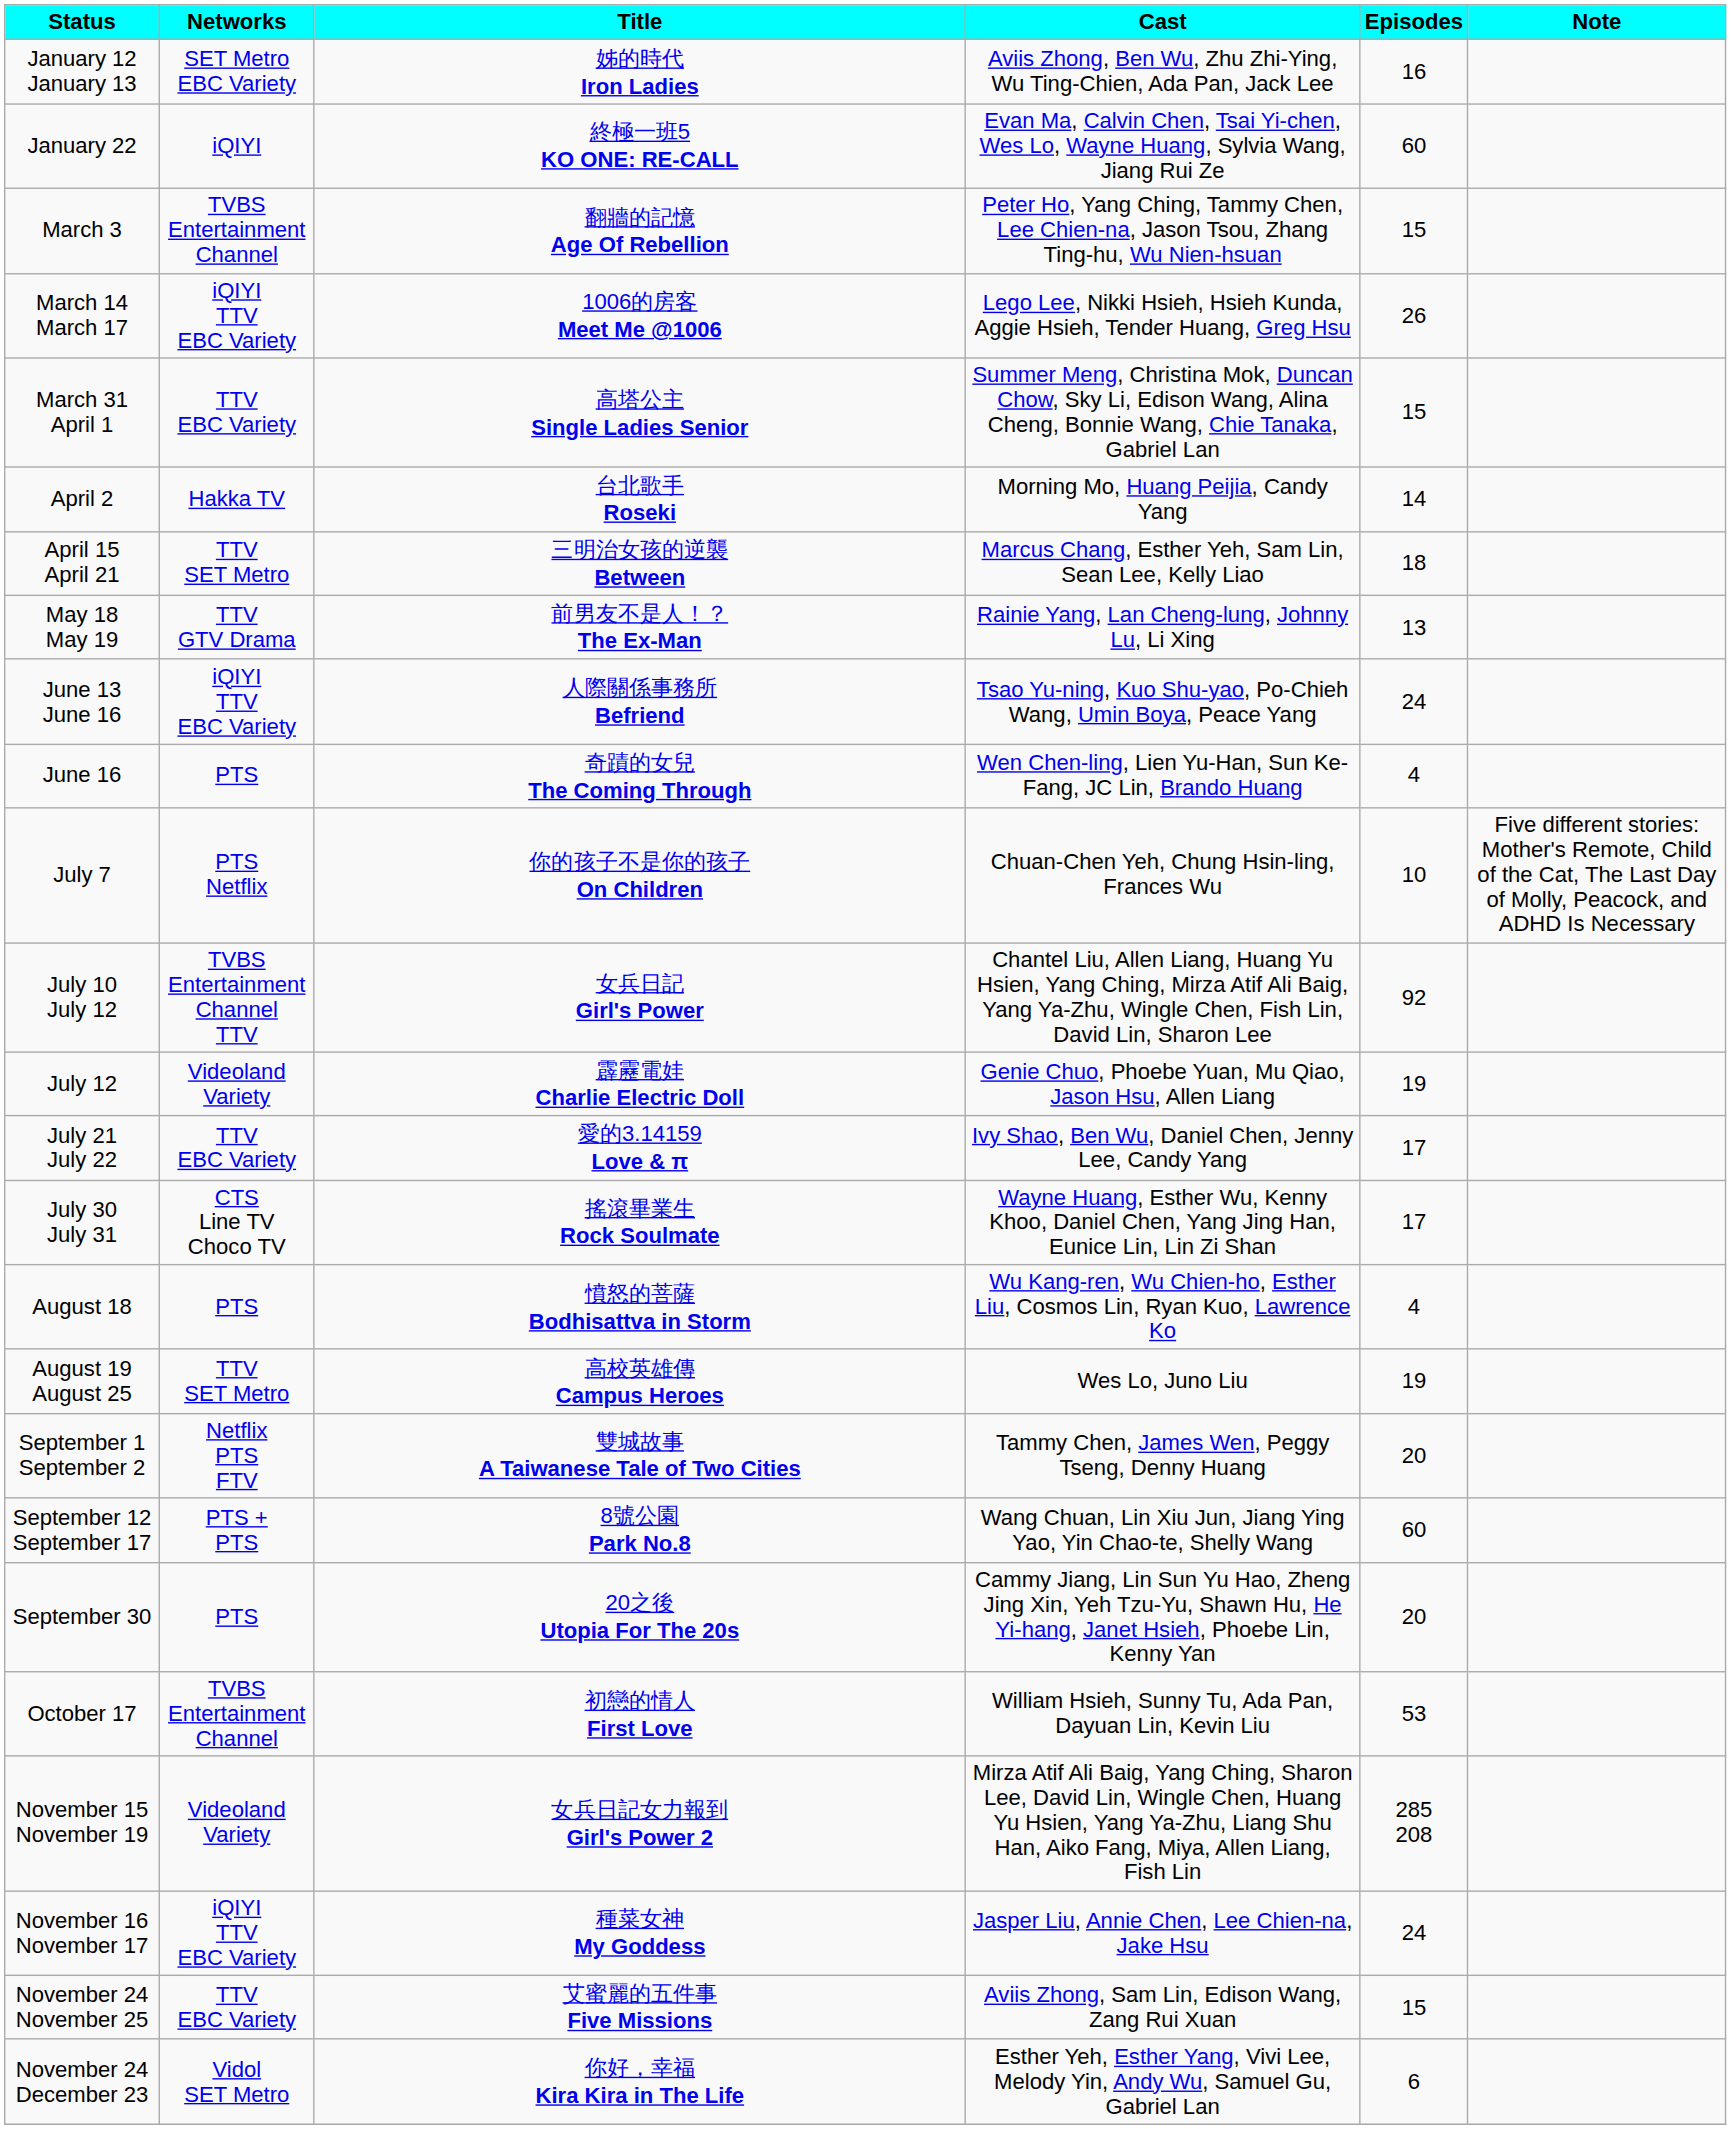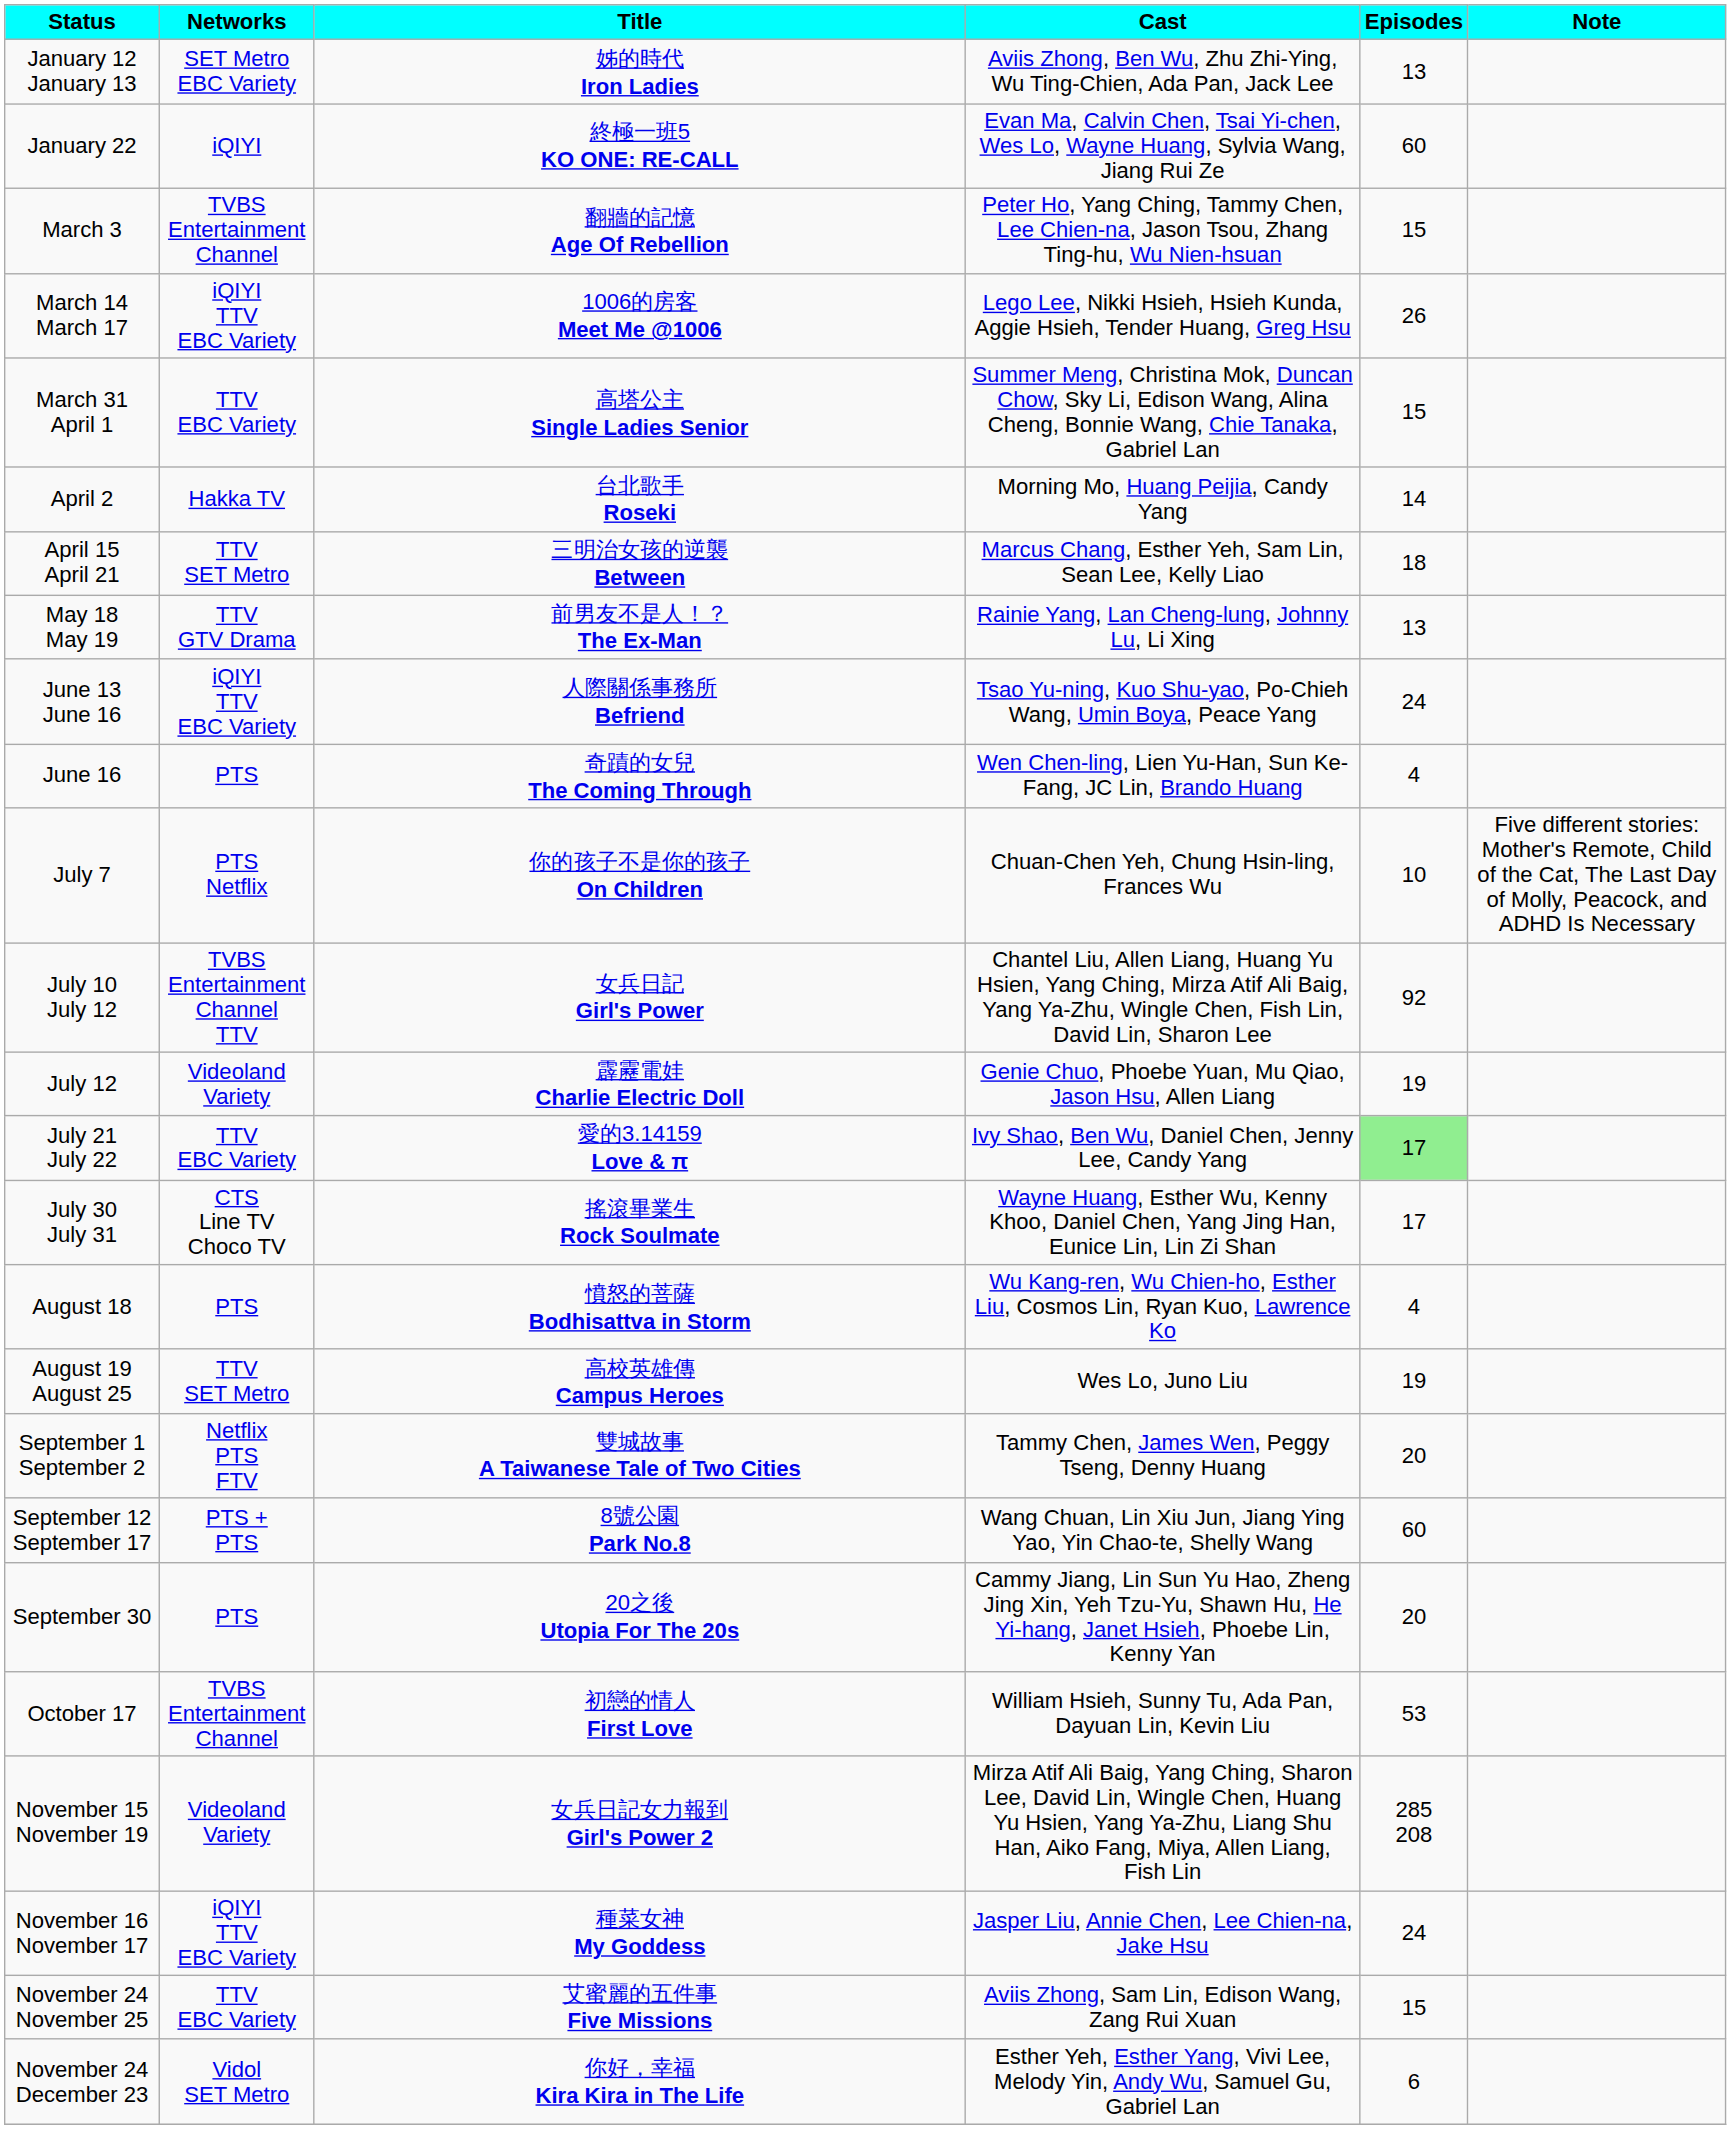(1414, 71) 16 -> (1414, 71) 13
(1414, 1147) no background -> (1414, 1147) lightgreen background
